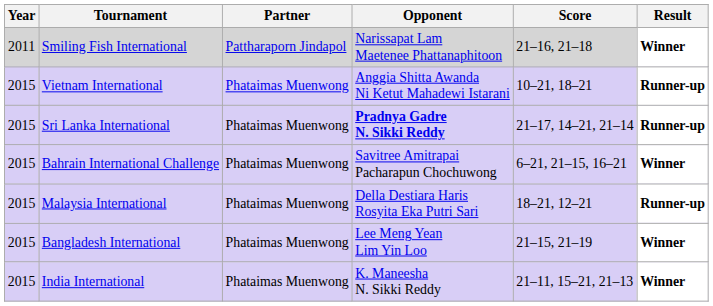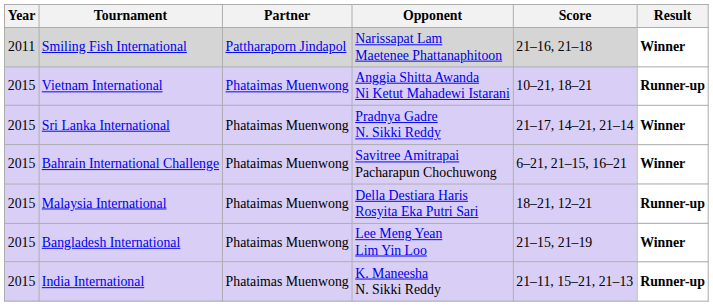(401, 125) bold -> (398, 125) normal
(673, 125) Runner-up -> (663, 125) Winner
(663, 281) Winner -> (673, 281) Runner-up
